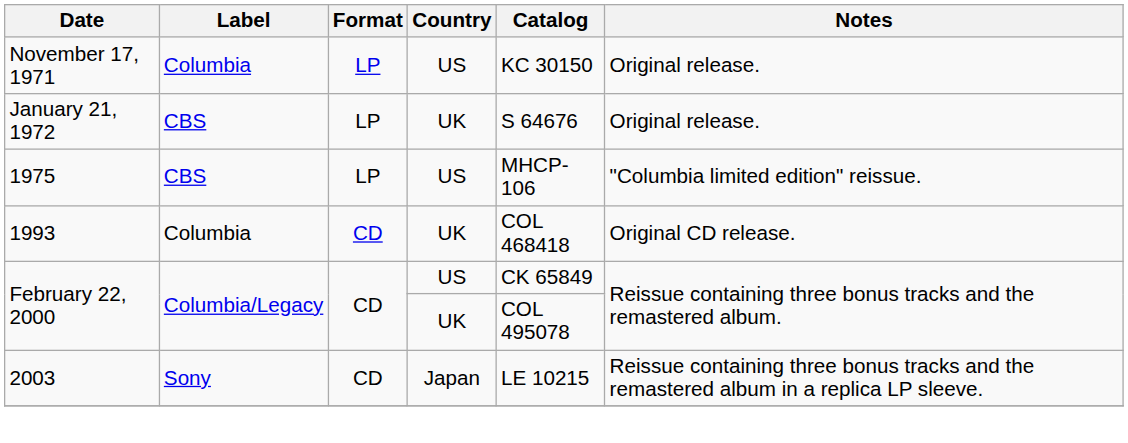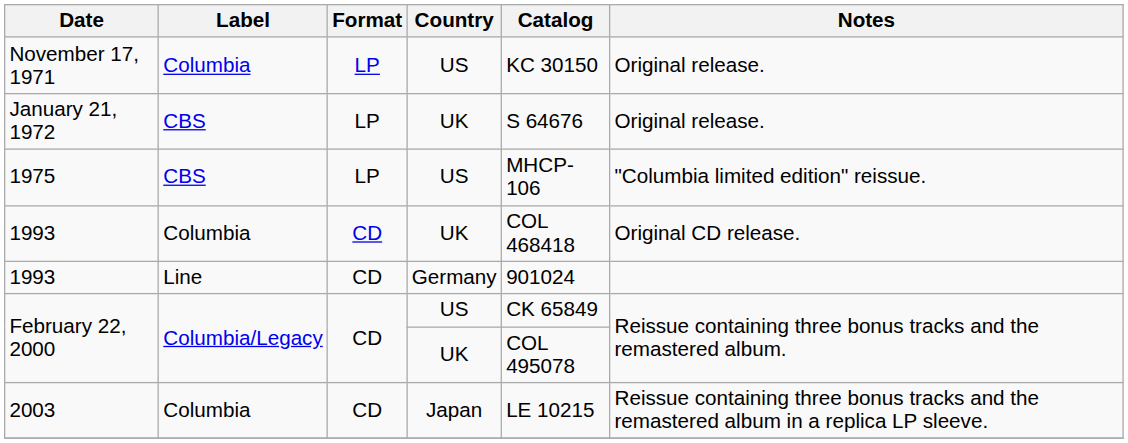+ row: (32, 277)
(187, 377) Sony -> (207, 410) Columbia
